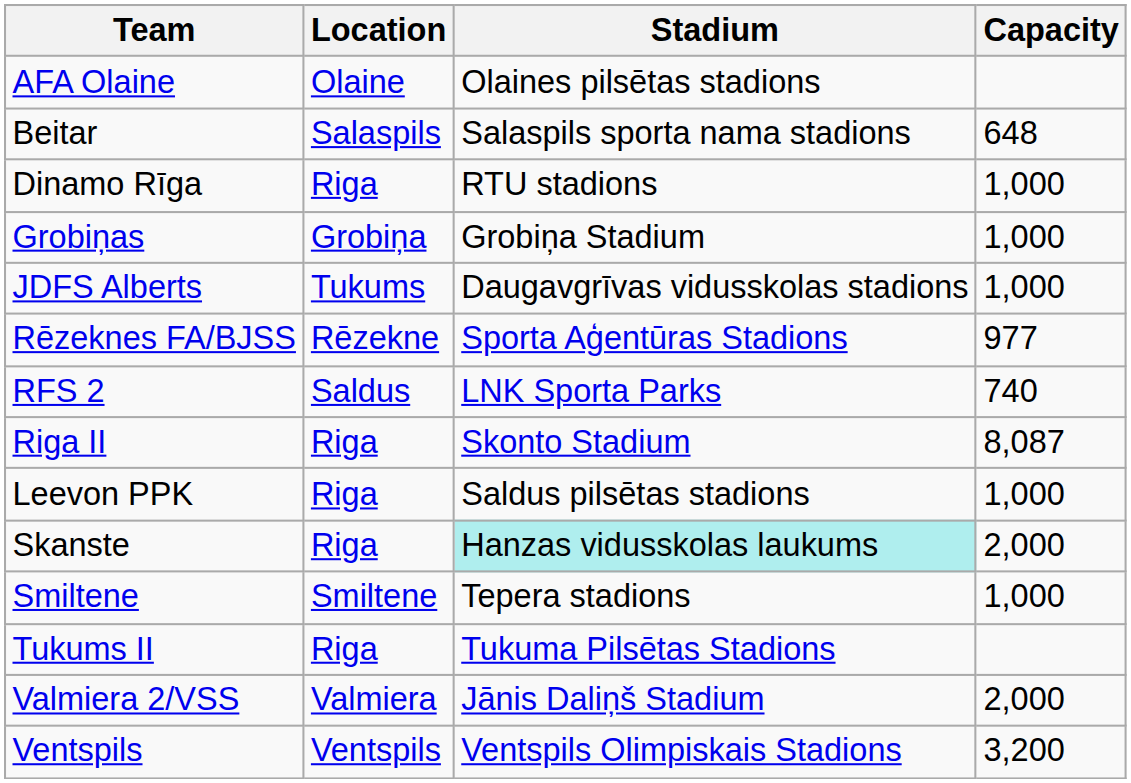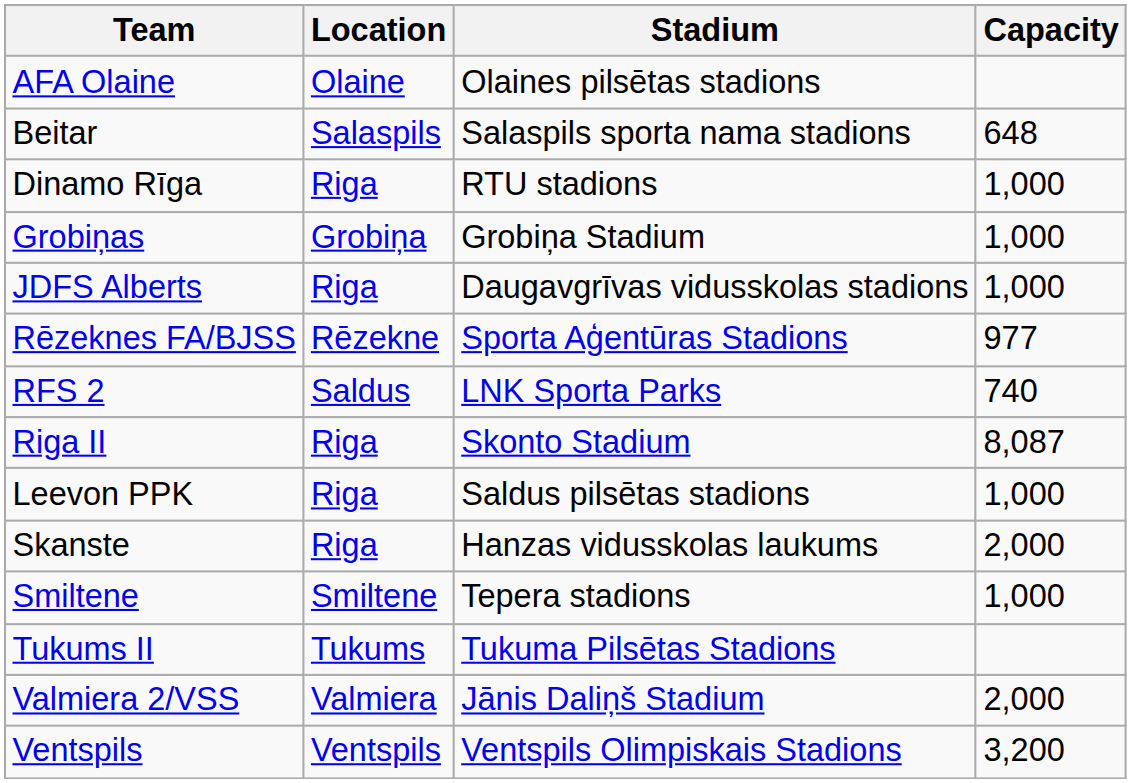(368, 287) Tukums -> (344, 287) Riga
(670, 545) paleturquoise background -> (670, 545) no background
(344, 648) Riga -> (368, 648) Tukums
